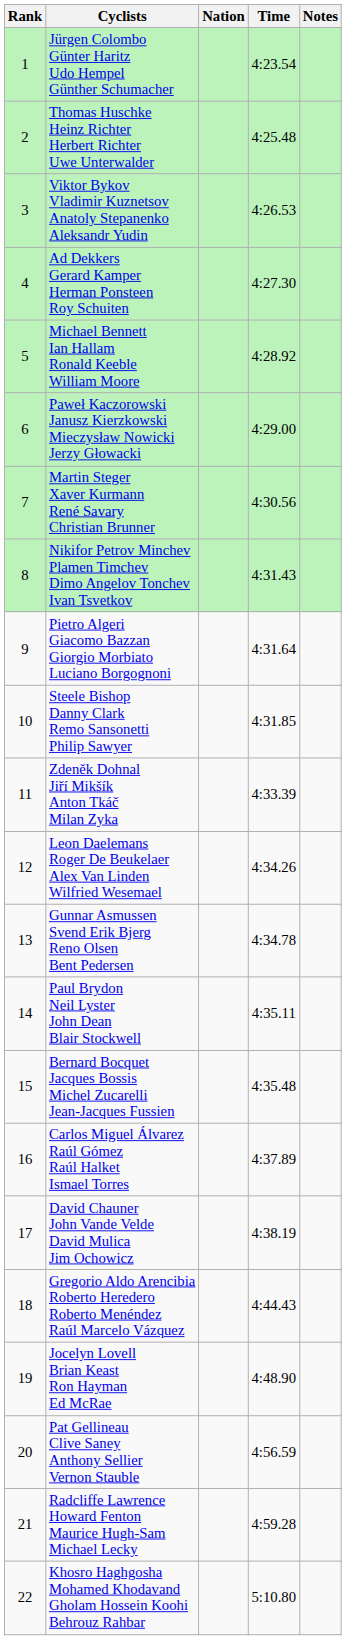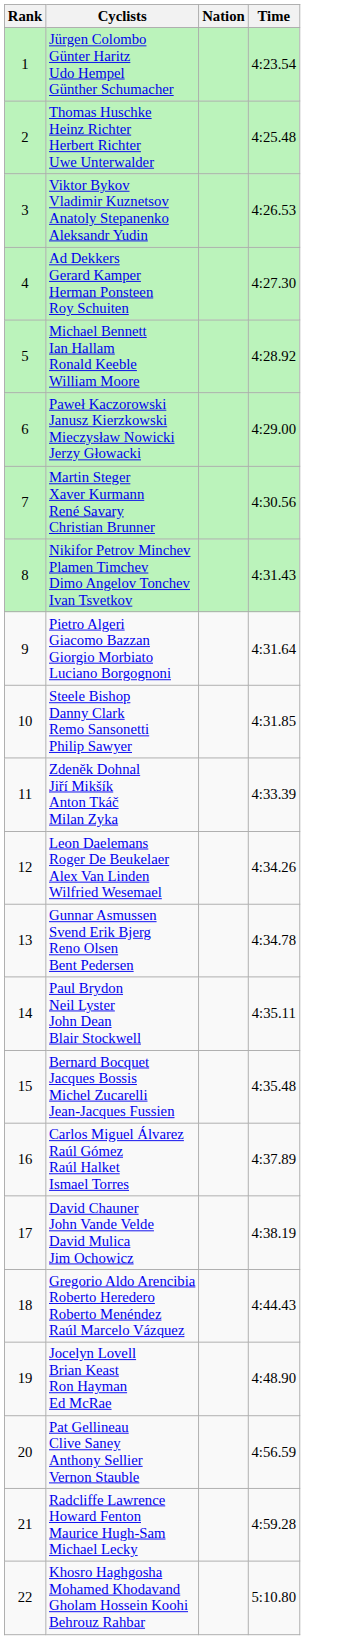- column: (320, 16)
